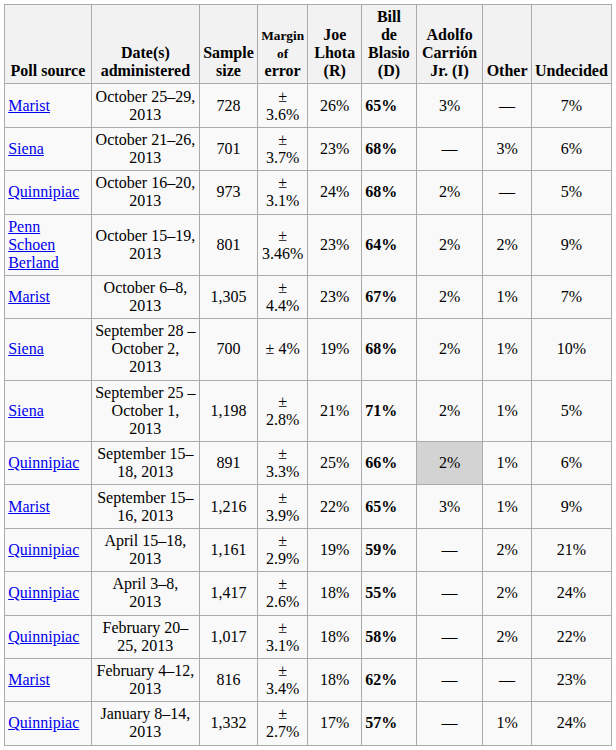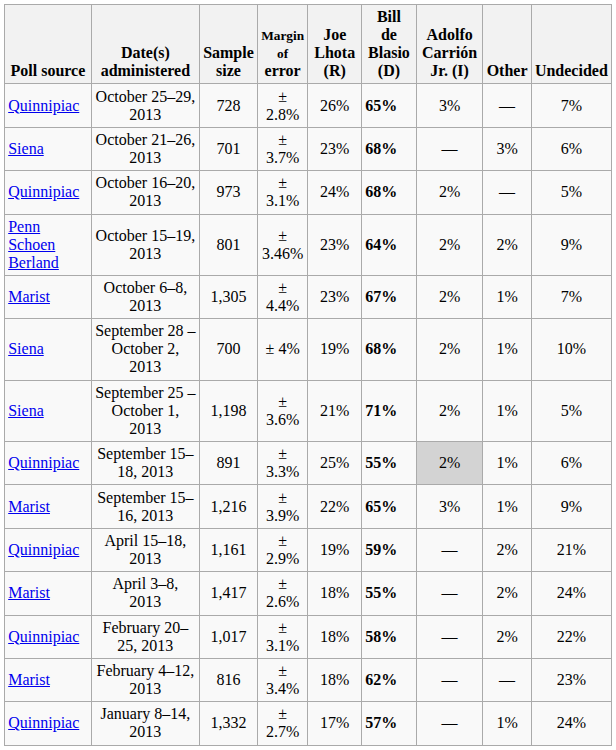(29, 105) Marist -> (44, 105) Quinnipiac
(283, 105) ± 3.6% -> (283, 105) ± 2.8%
(283, 410) ± 2.8% -> (283, 410) ± 3.6%
(381, 463) 66% -> (381, 463) 55%
(44, 593) Quinnipiac -> (29, 593) Marist
